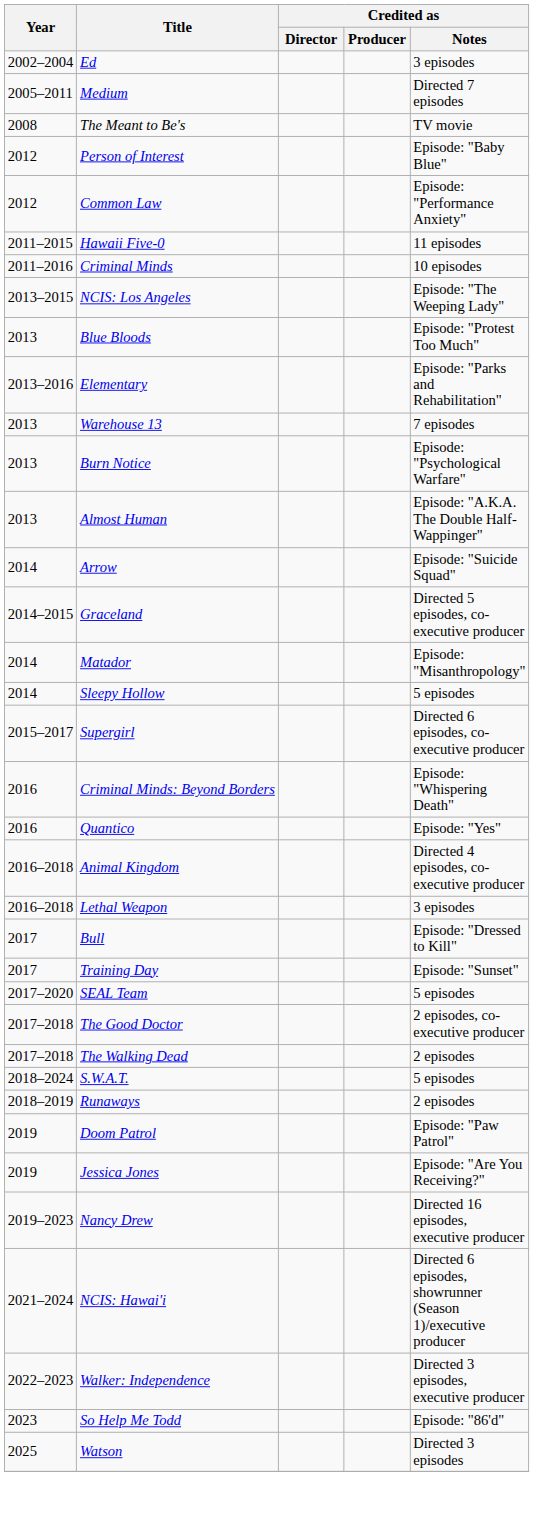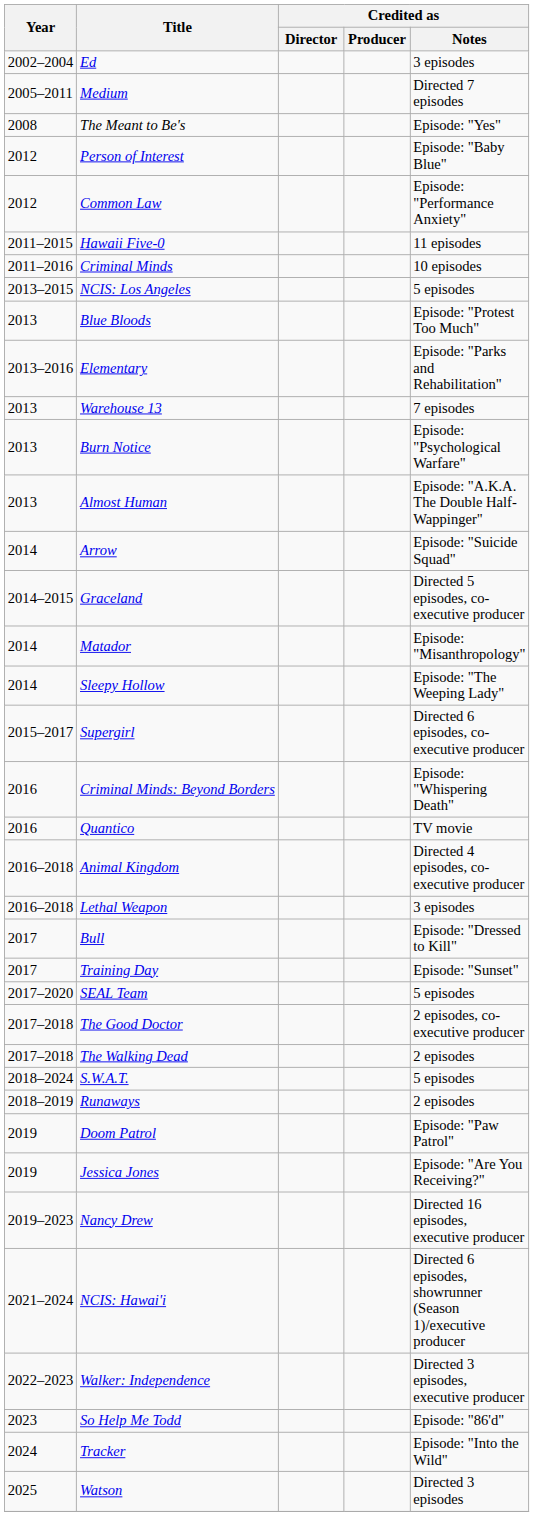(443, 124) TV movie -> (457, 124) Episode: "Yes"
(459, 297) Episode: "The Weeping Lady" -> (444, 289) 5 episodes
(444, 693) 5 episodes -> (459, 685) Episode: "The Weeping Lady"
(457, 828) Episode: "Yes" -> (443, 828) TV movie
+ row: (103, 1451)
